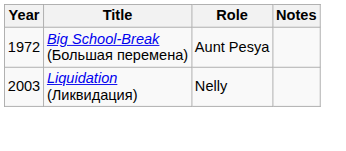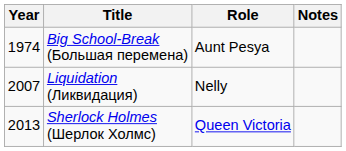(24, 47) 1972 -> (24, 47) 1974
(24, 86) 2003 -> (24, 86) 2007
+ row: (102, 126)
